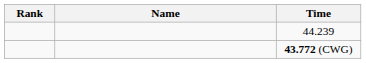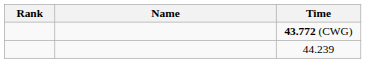rows swapped: (318, 49) <-> (318, 31)
